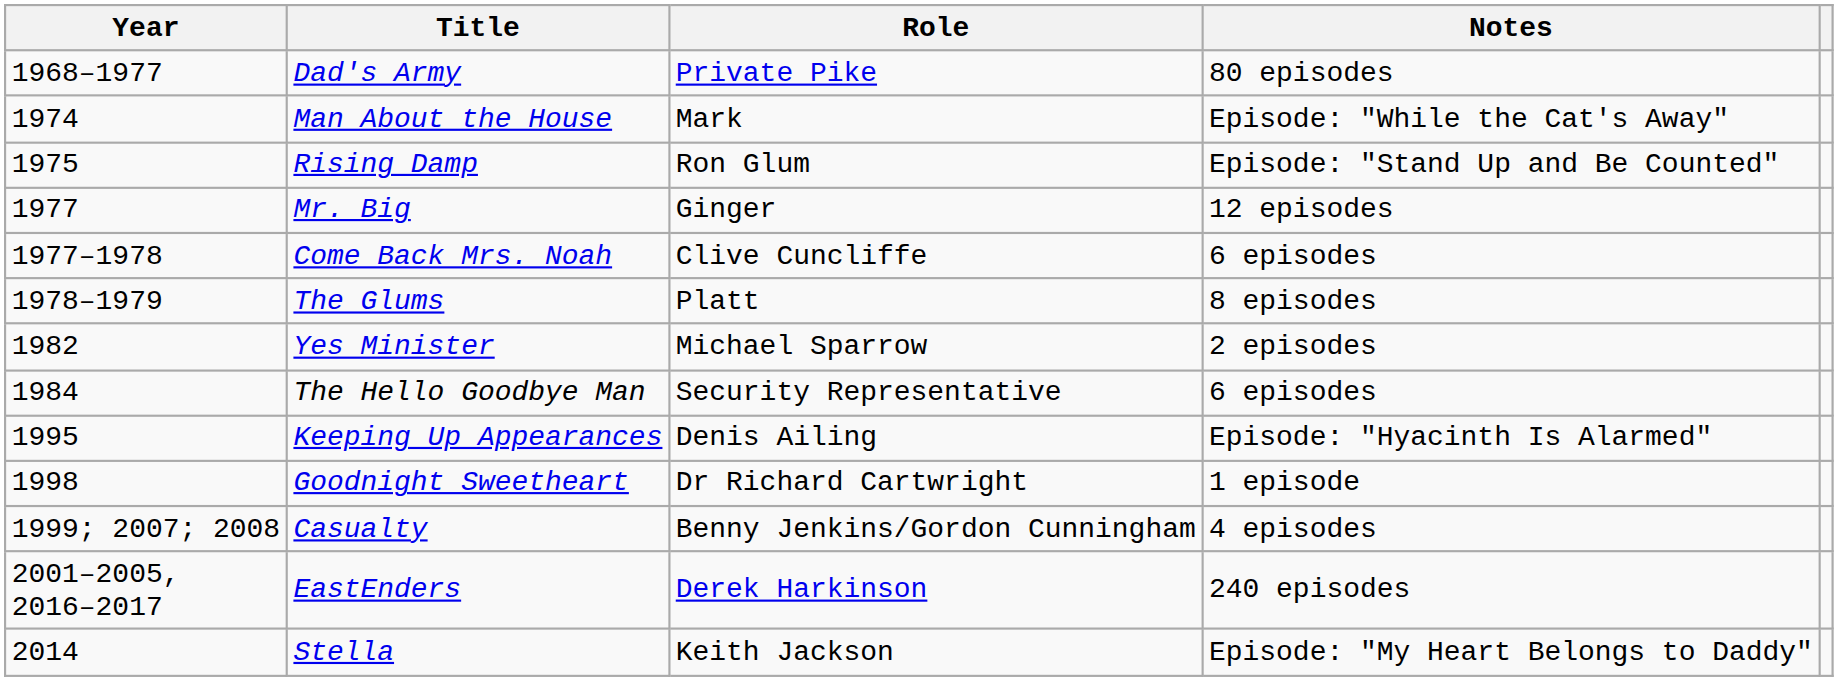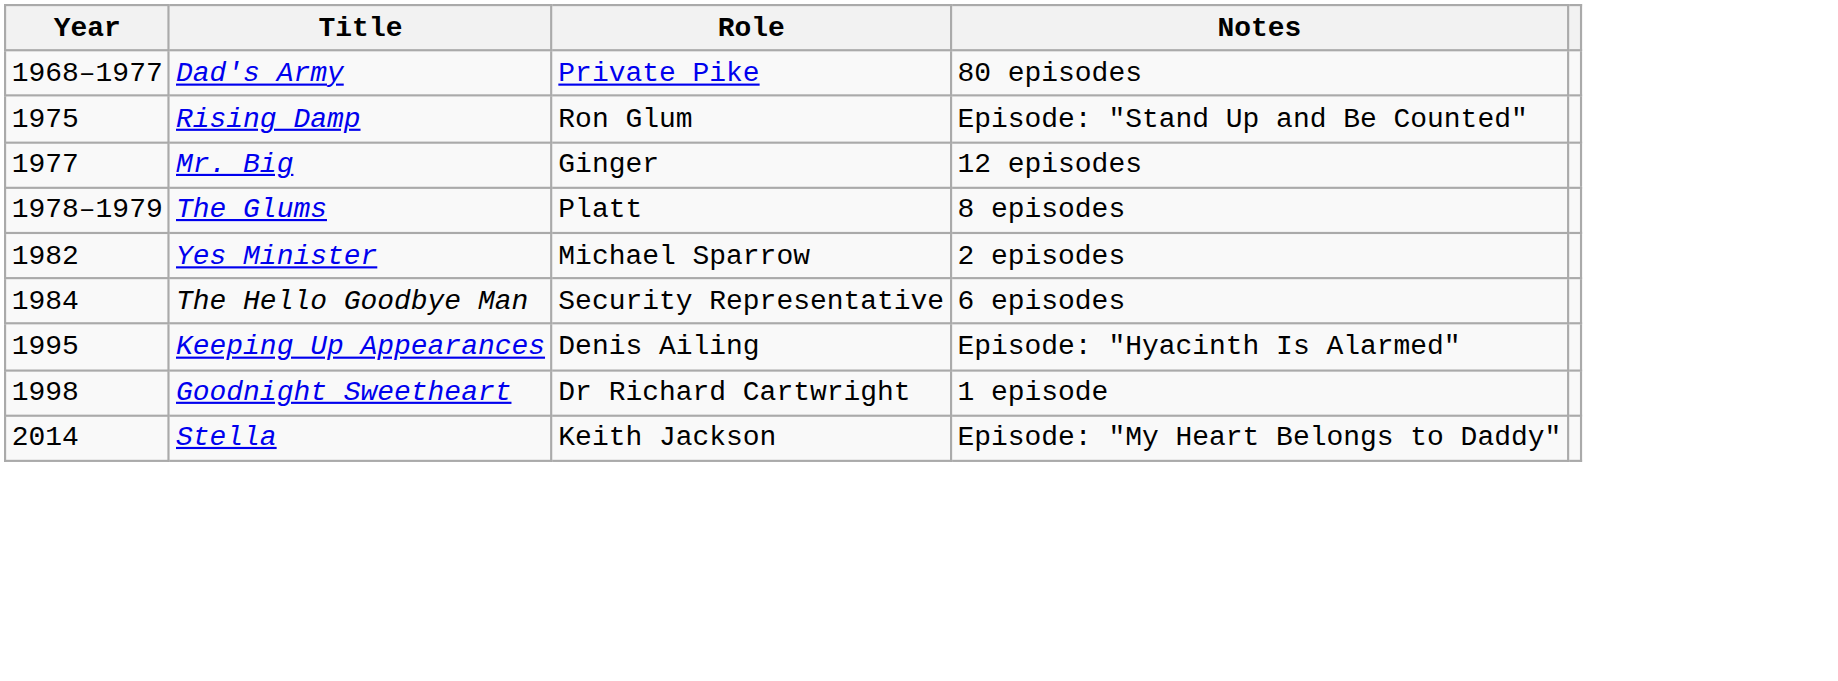- row: (453, 119)
- row: (453, 256)
- row: (361, 529)
- row: (377, 591)
